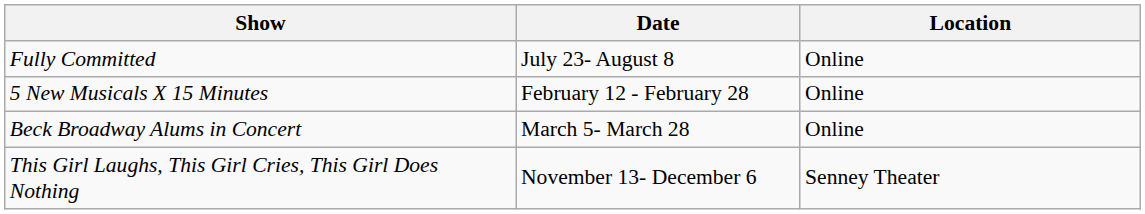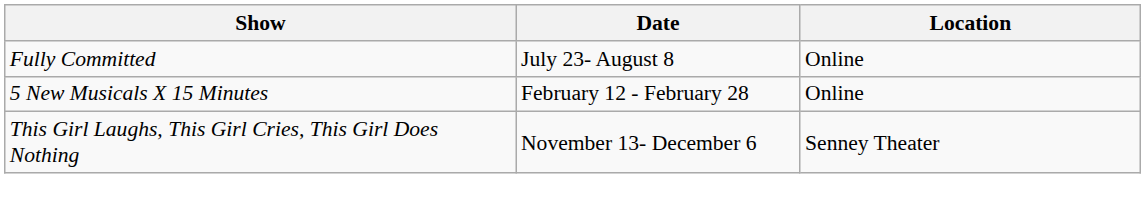- row: (156, 129)
